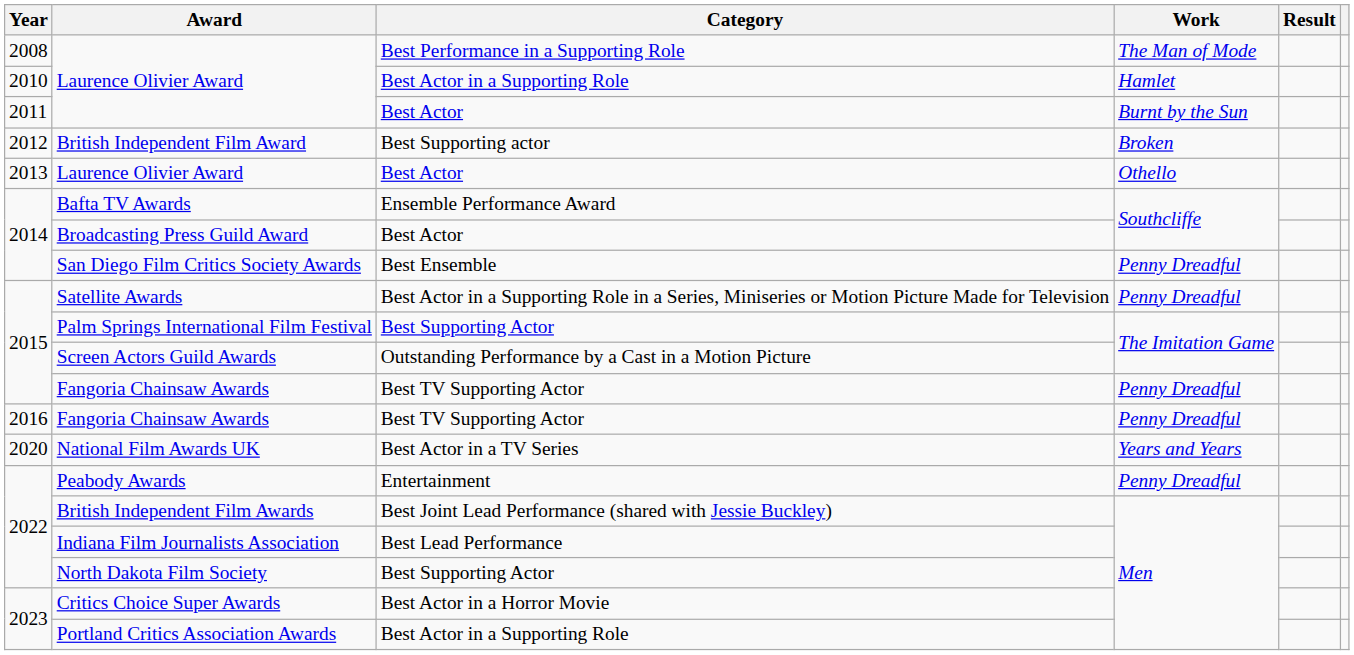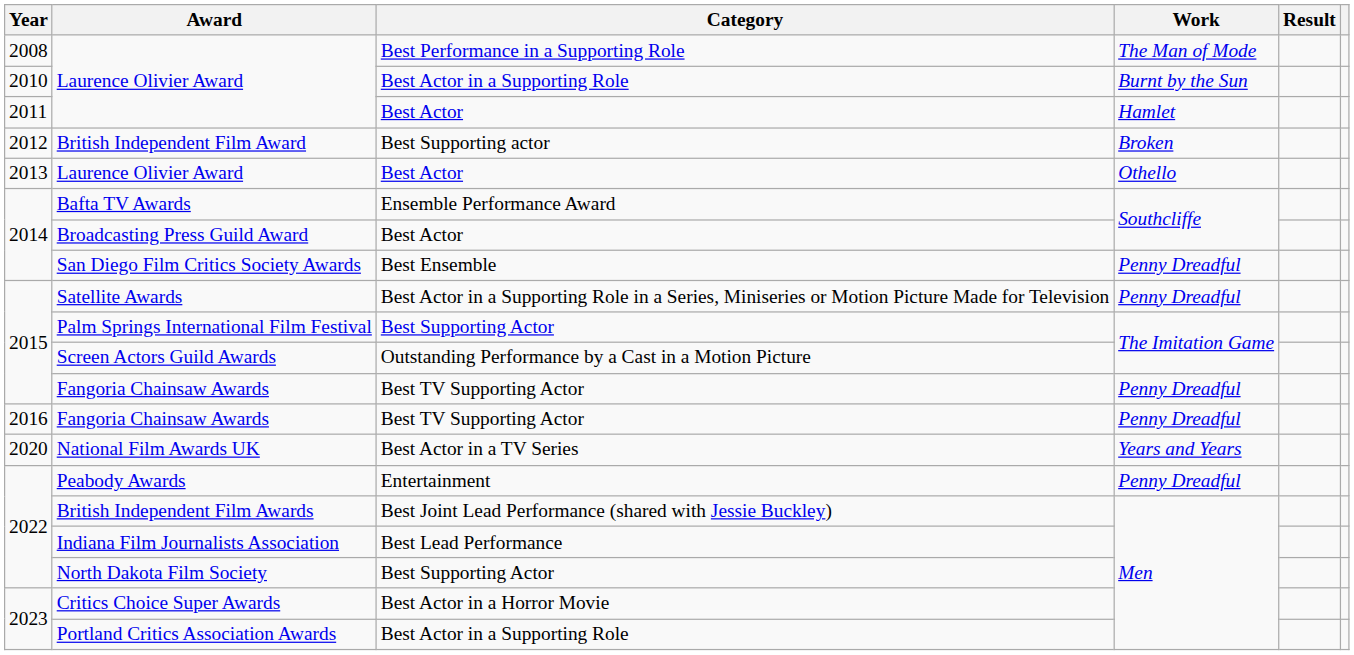(1147, 81) Hamlet -> (1183, 81) Burnt by the Sun
(1183, 111) Burnt by the Sun -> (1147, 111) Hamlet
